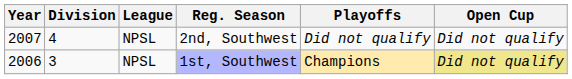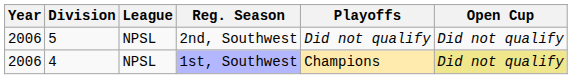(25, 39) 2007 -> (25, 39) 2006
(52, 39) 4 -> (52, 39) 5
(52, 62) 3 -> (52, 62) 4
